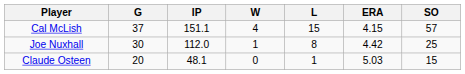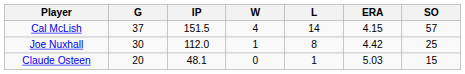(197, 28) 151.1 -> (197, 28) 151.5
(314, 28) 15 -> (314, 28) 14
